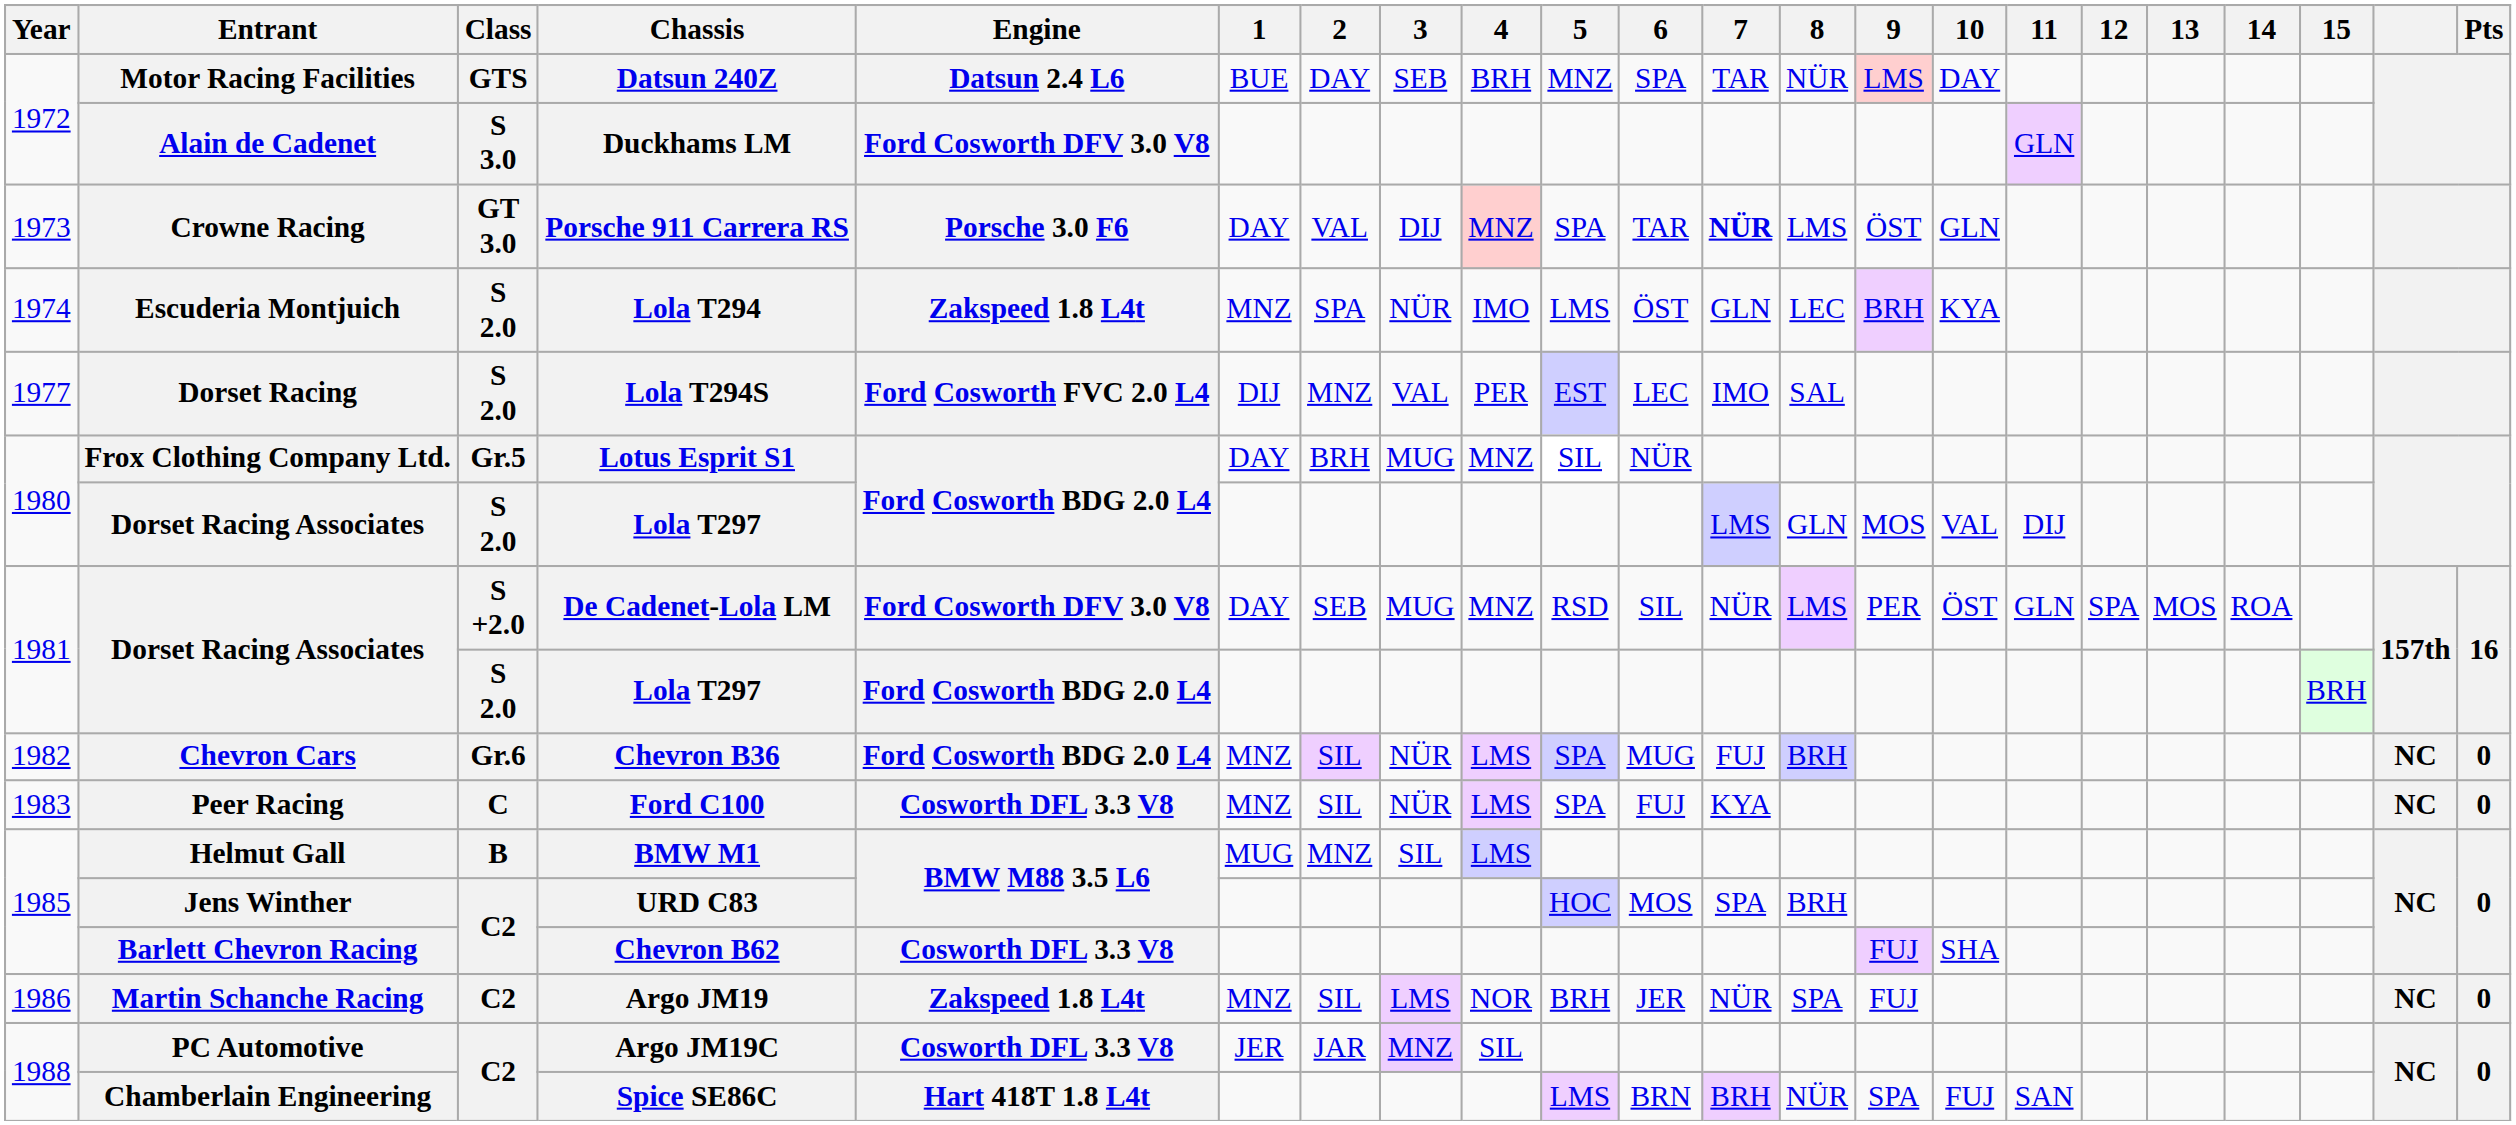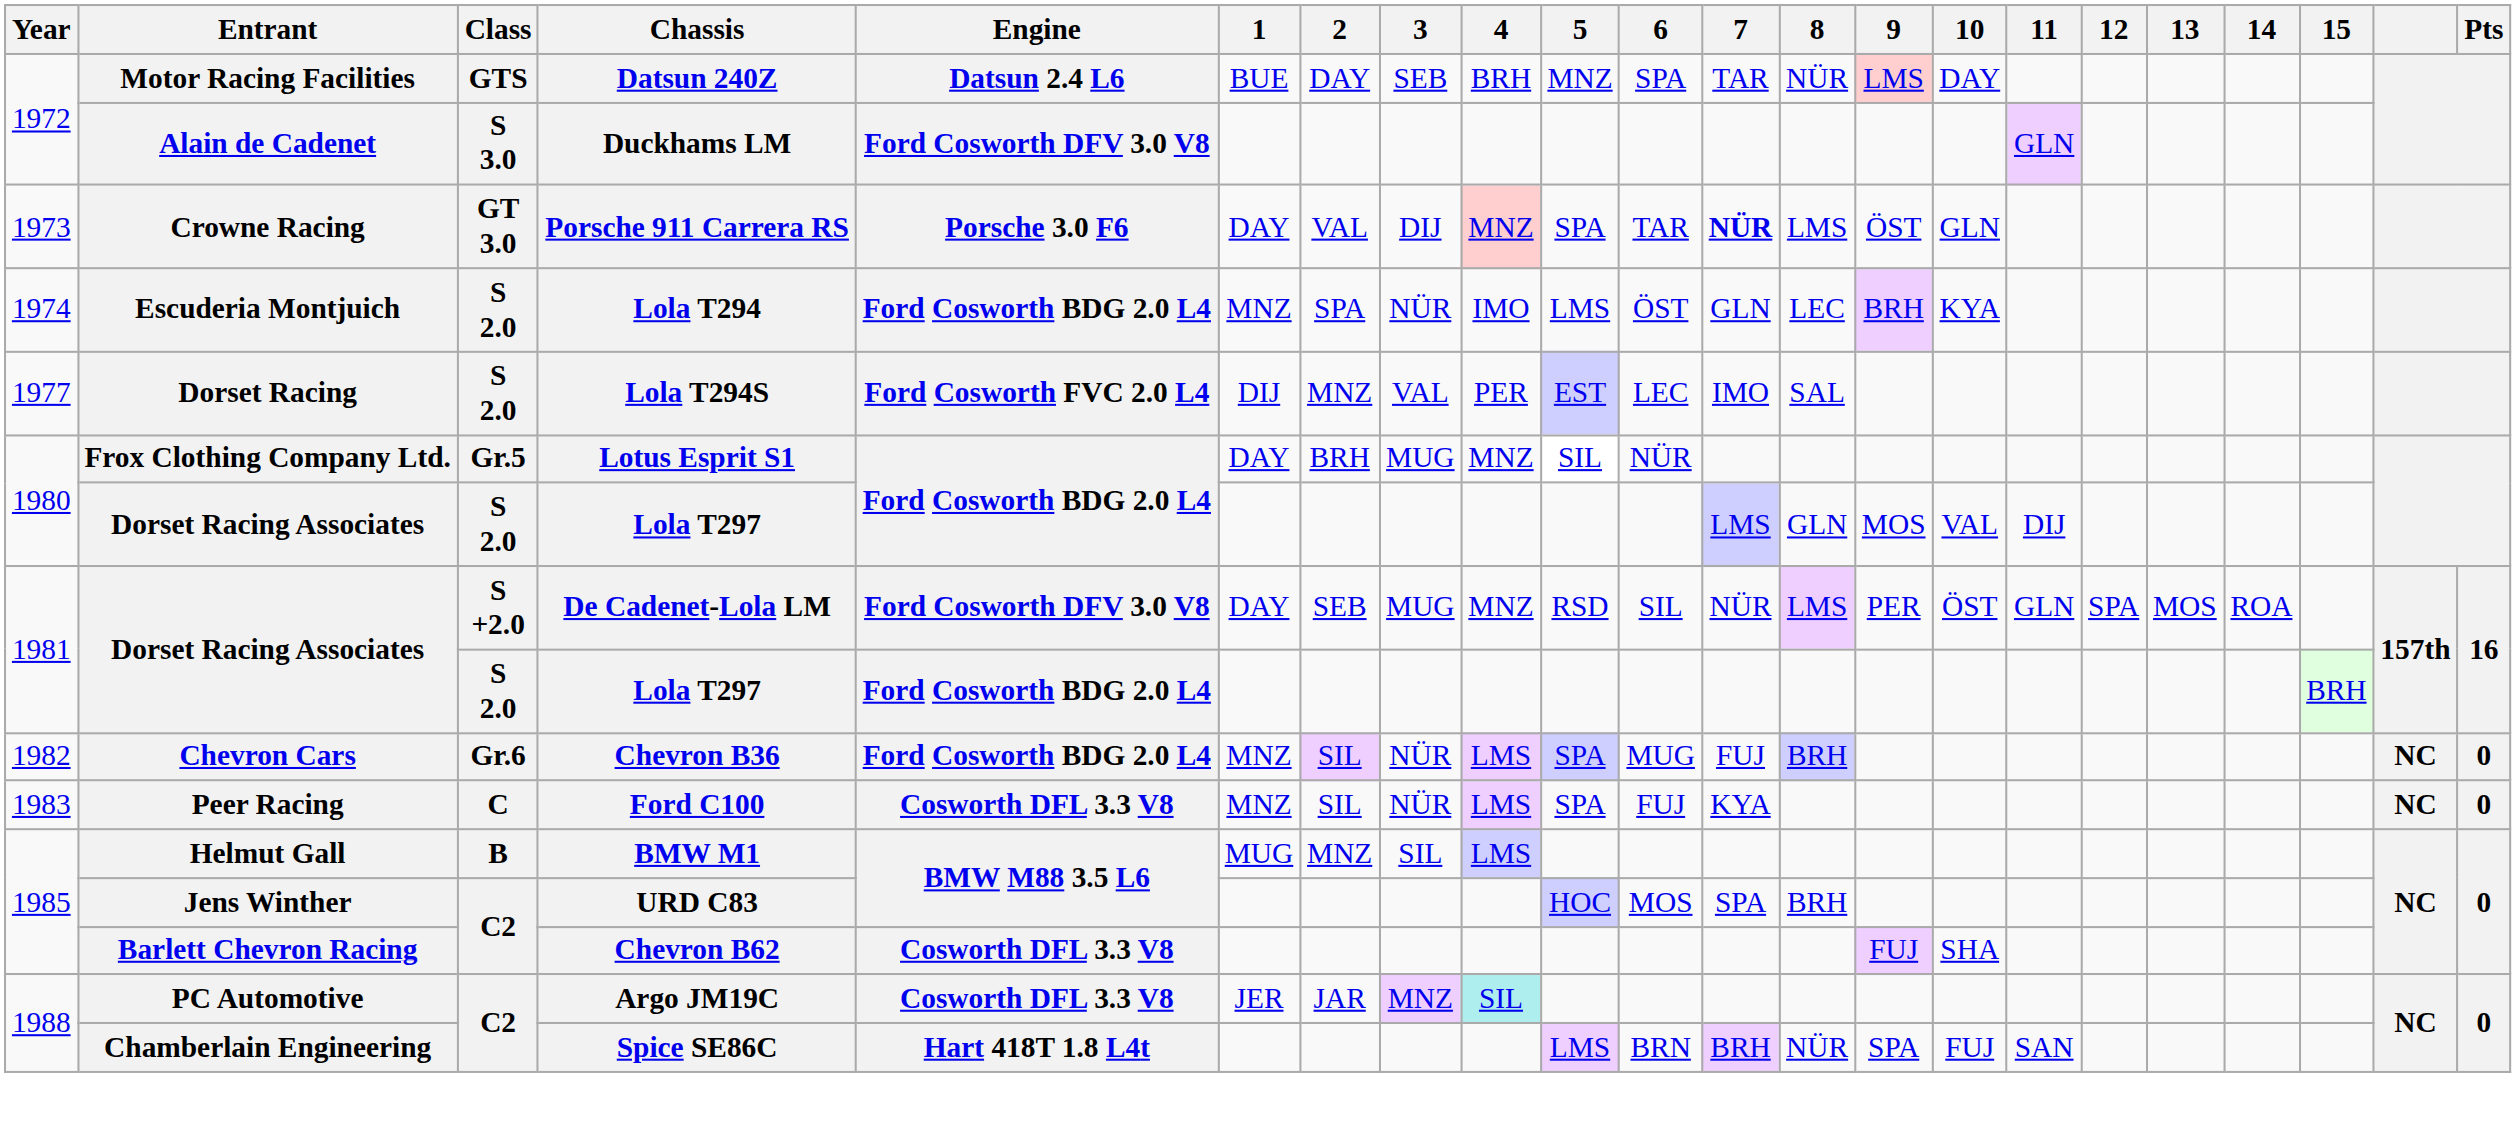(1037, 309) Zakspeed 1.8 L4t -> (1037, 309) Ford Cosworth BDG 2.0 L4
- row: (41, 998)
(1501, 1047) no background -> (1501, 998) paleturquoise background
